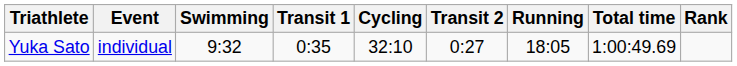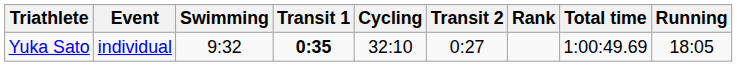columns swapped: (548, 18) <-> (706, 18)
(314, 46) normal -> (314, 46) bold
